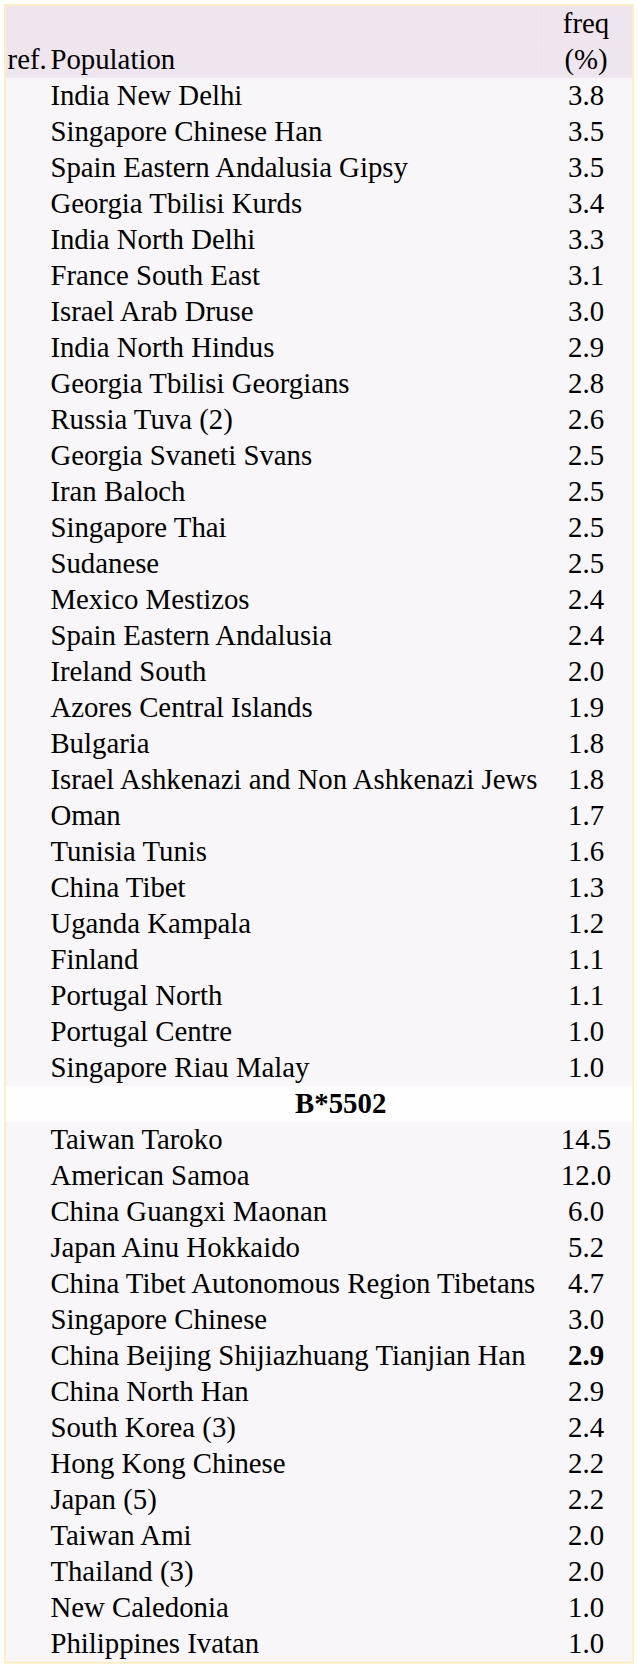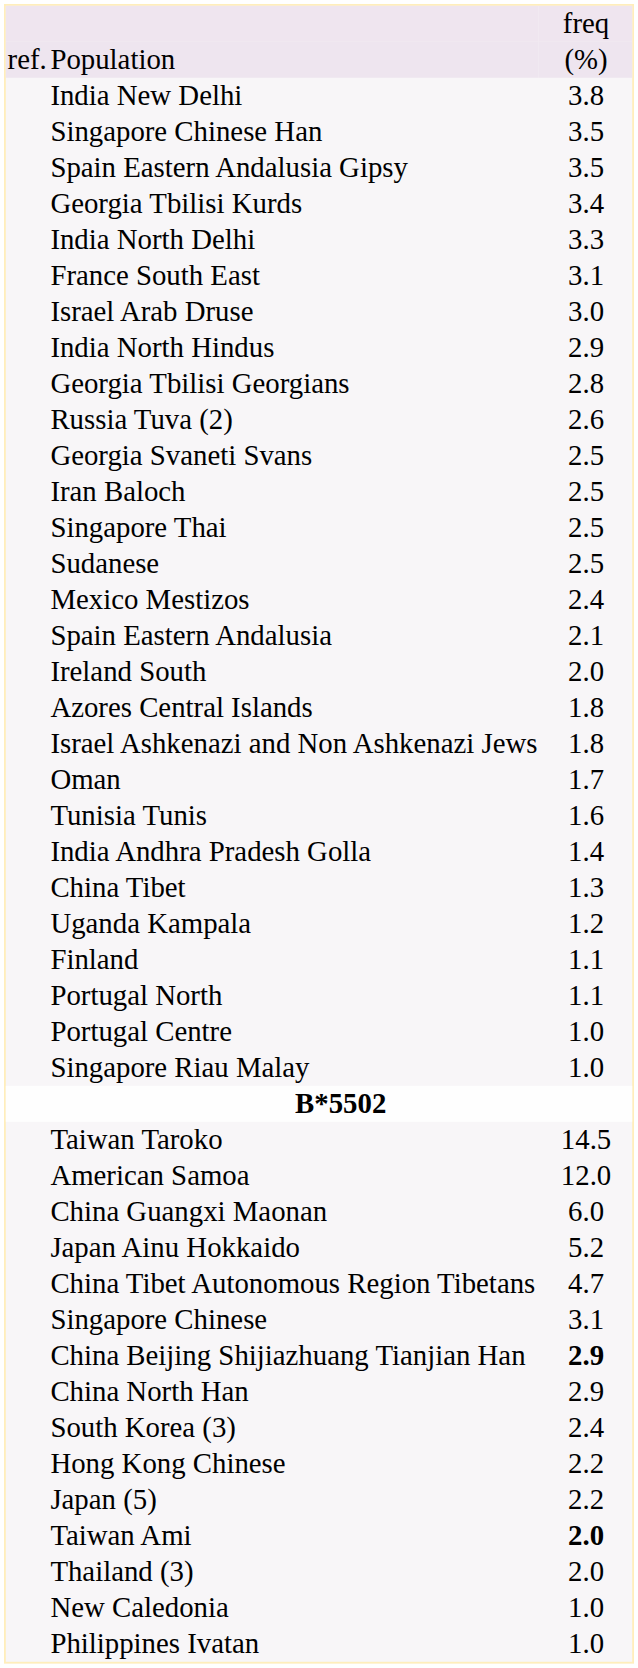(586, 635) 2.4 -> (586, 635) 2.1
(586, 707) 1.9 -> (586, 707) 1.8
- row: (100, 743)
+ row: (211, 851)
(586, 1319) 3.0 -> (586, 1319) 3.1
(586, 1535) normal -> (586, 1535) bold
